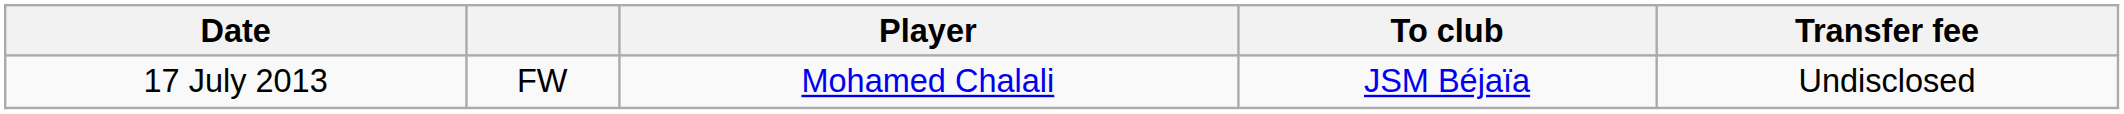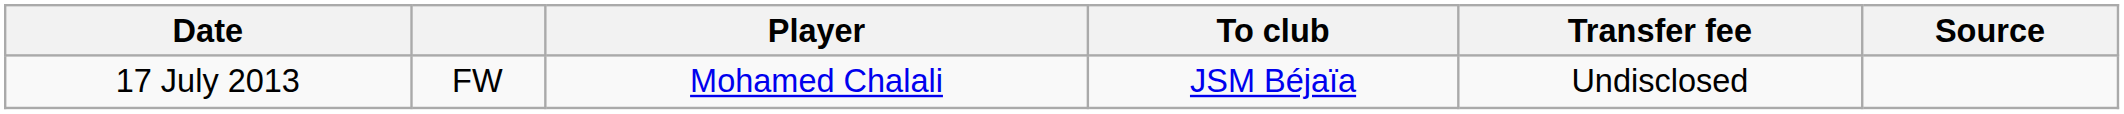+ column: (1990, 30)
